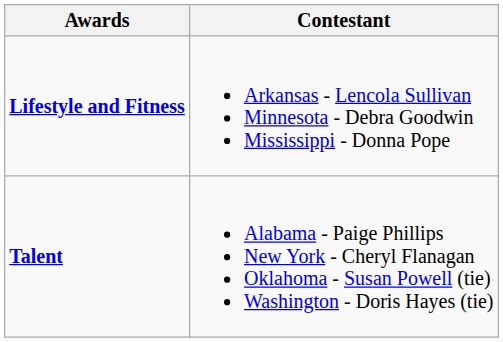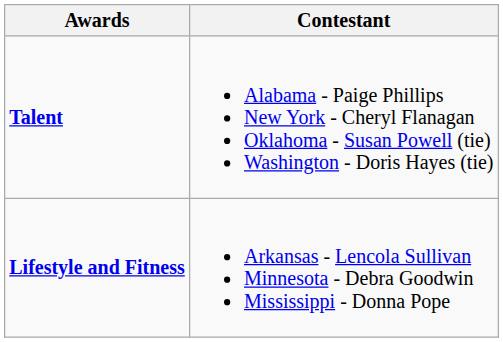rows swapped: (97, 105) <-> (36, 256)
